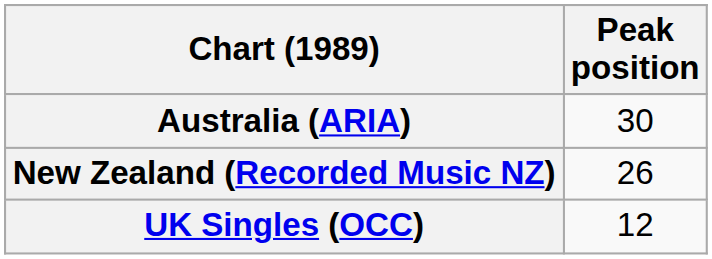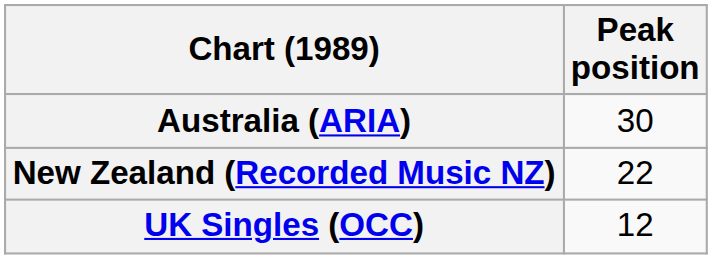(635, 173) 26 -> (635, 173) 22
